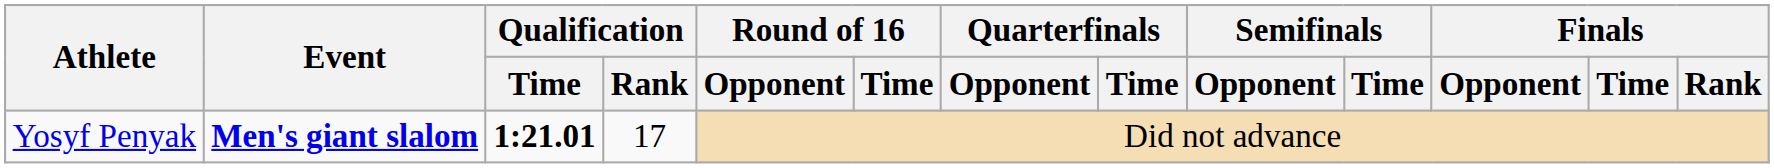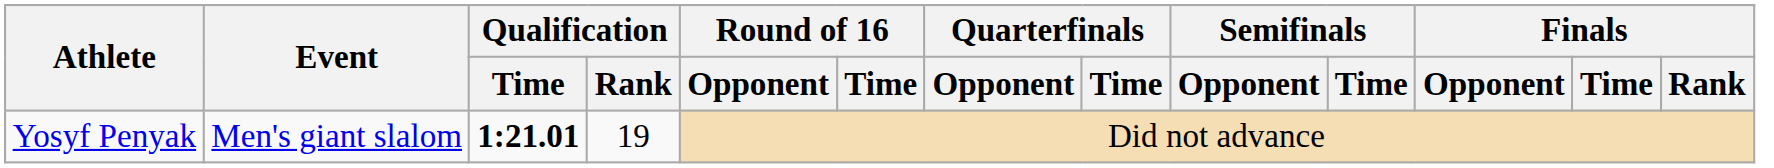(345, 135) bold -> (337, 135) normal
(649, 135) 17 -> (633, 135) 19
